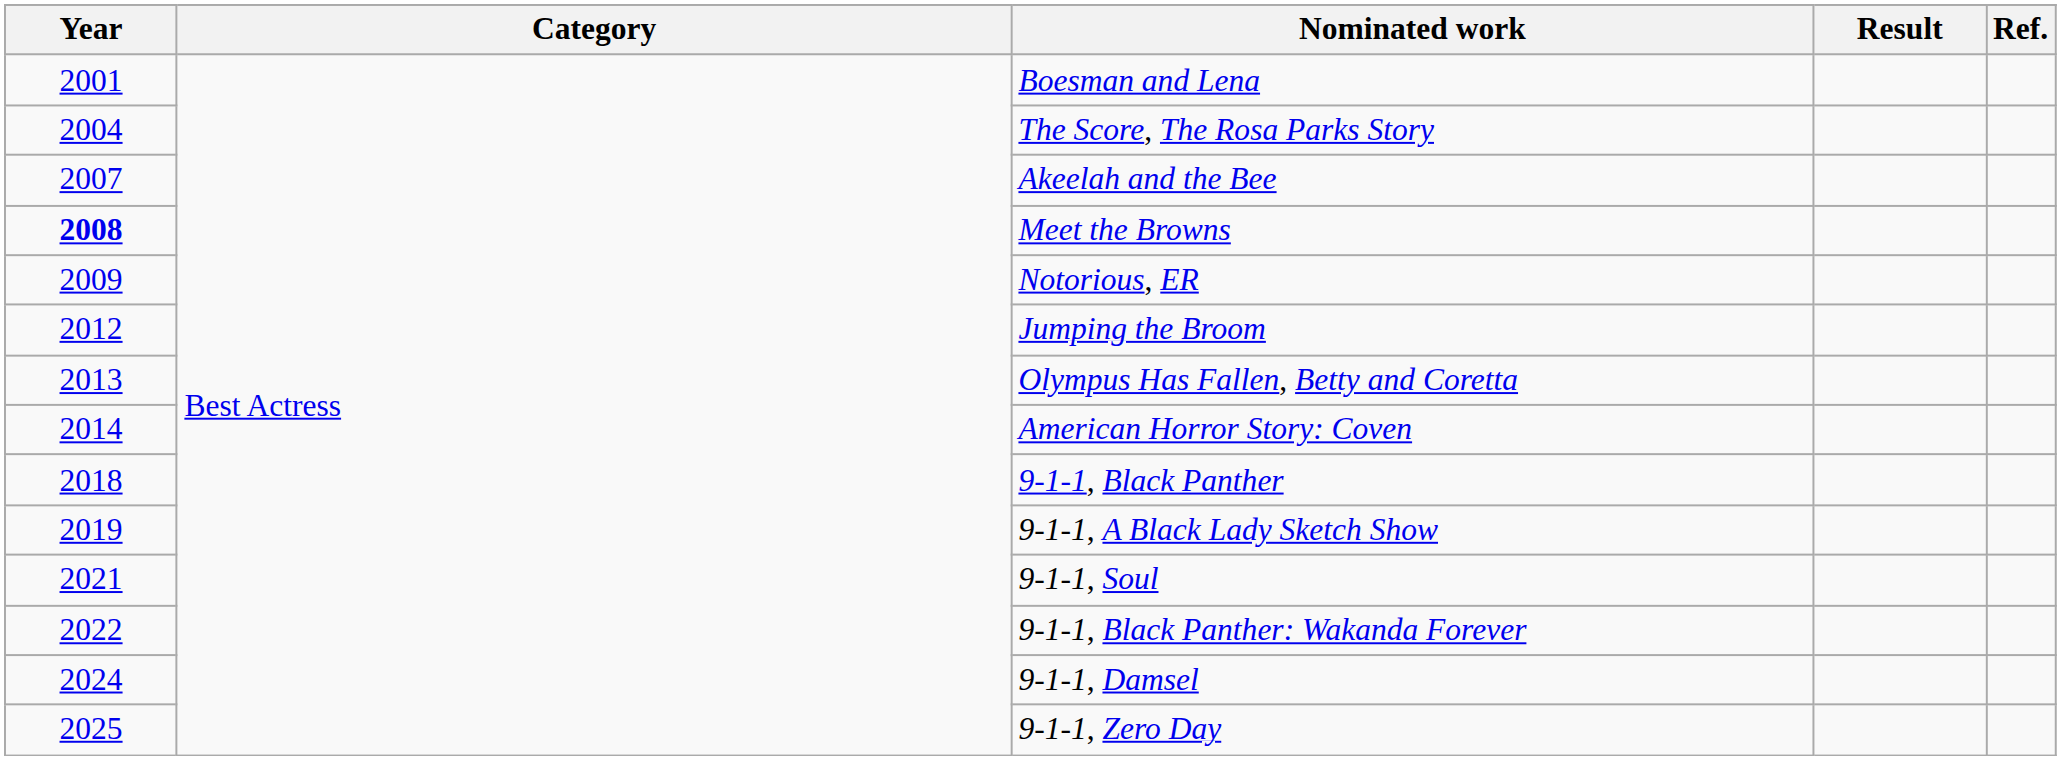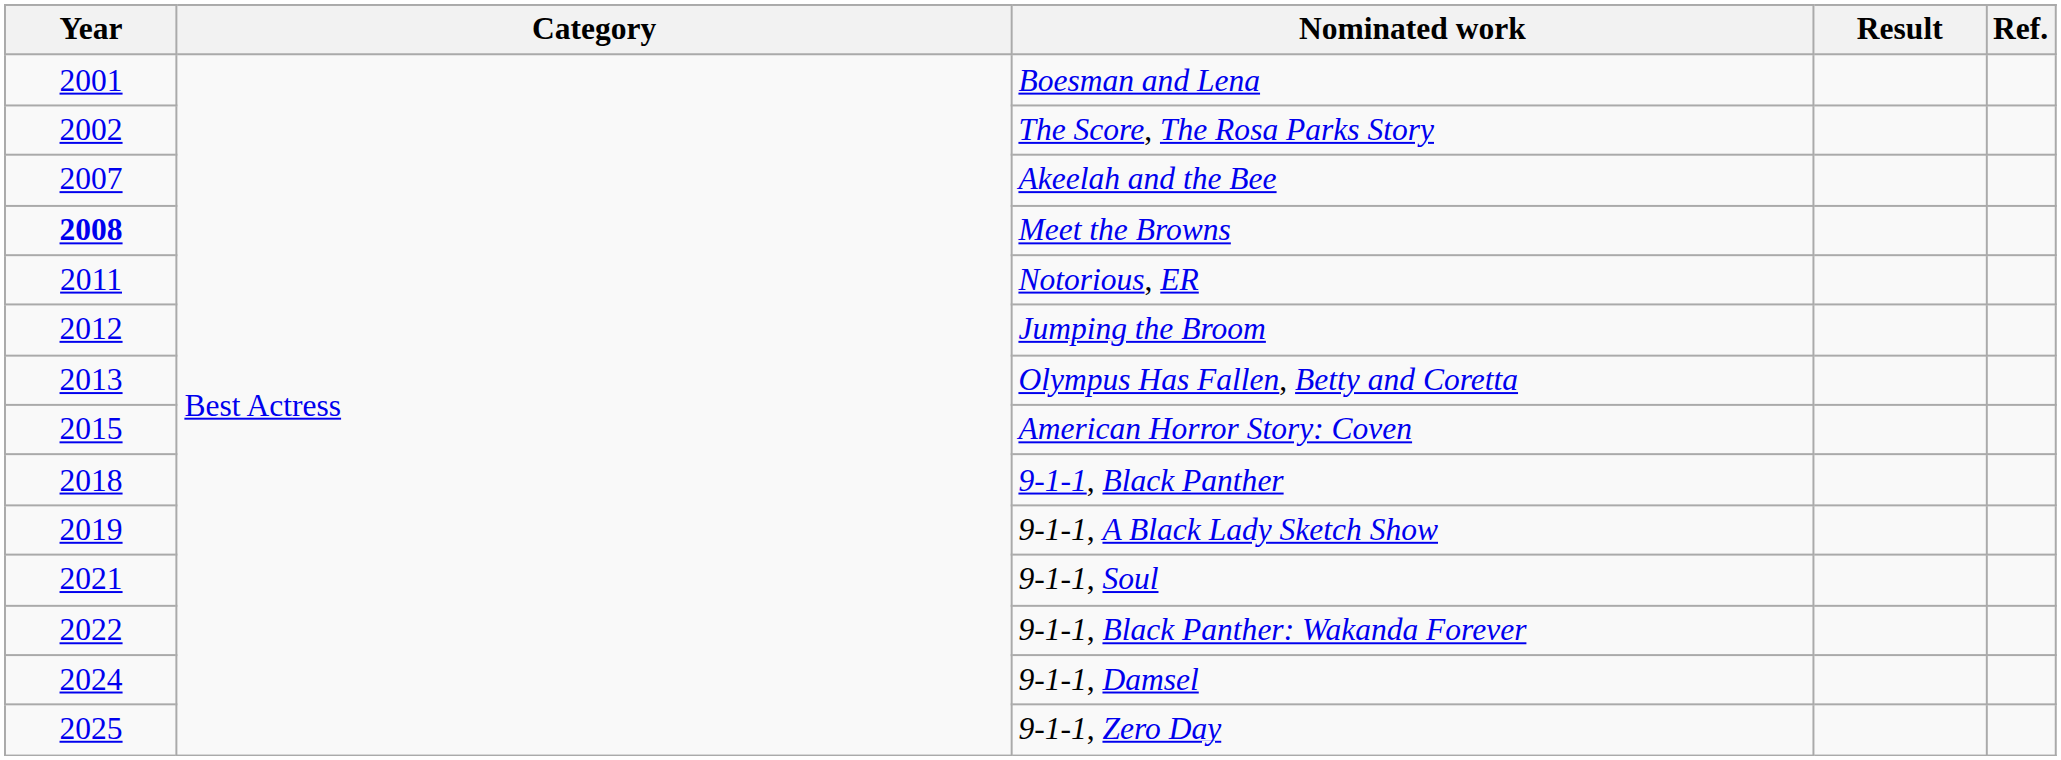(91, 129) 2004 -> (91, 129) 2002
(91, 279) 2009 -> (91, 279) 2011
(91, 429) 2014 -> (91, 429) 2015
